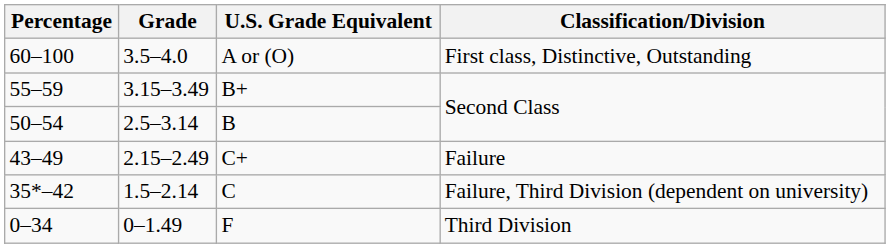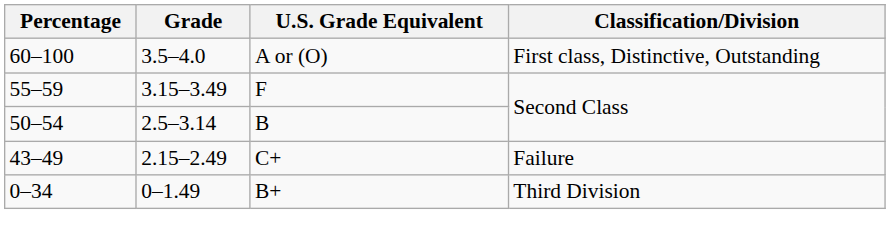(235, 89) B+ -> (261, 89) F
- row: (42, 191)
(228, 225) F -> (268, 191) B+
